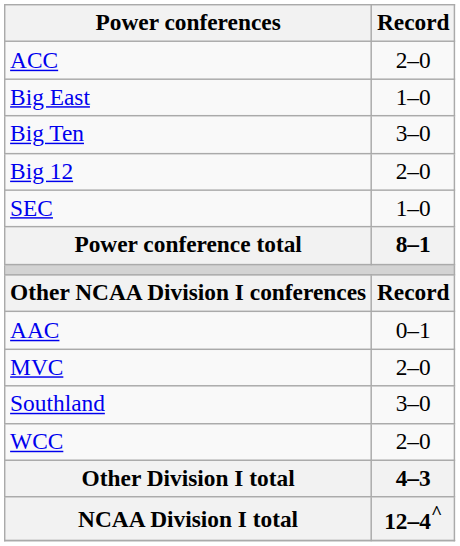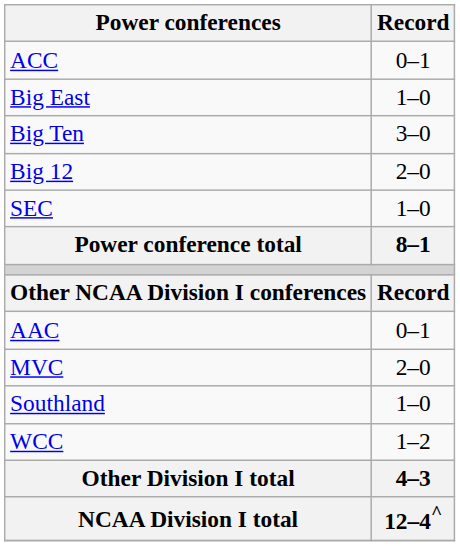(413, 60) 2–0 -> (413, 60) 0–1
(413, 404) 3–0 -> (413, 404) 1–0
(413, 441) 2–0 -> (413, 441) 1–2
